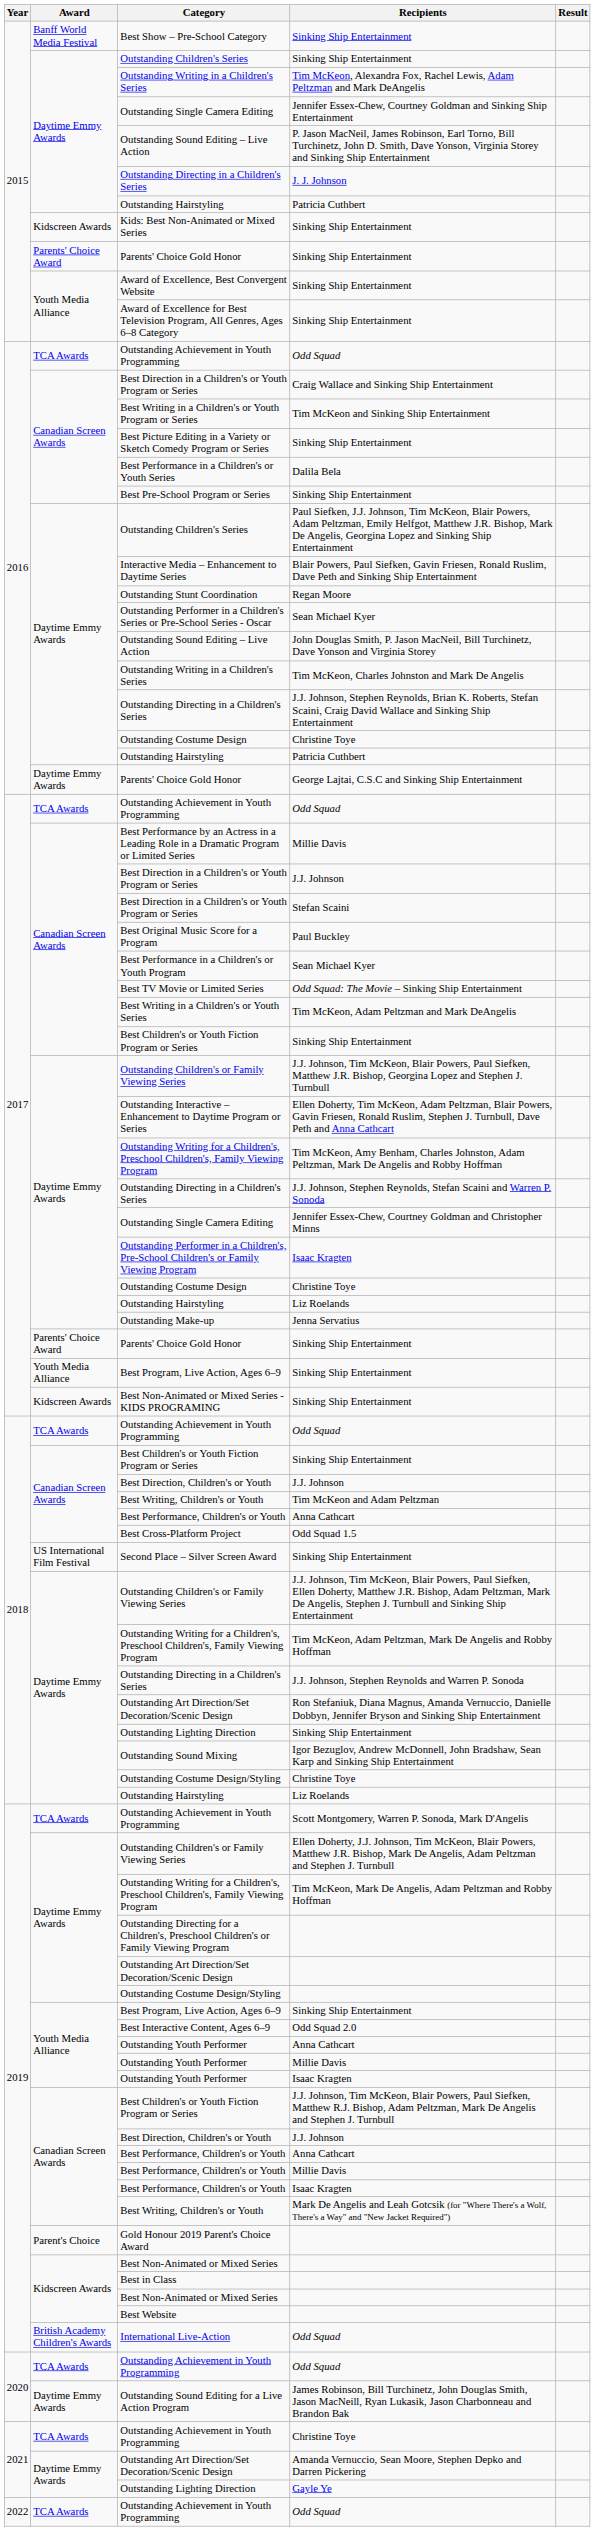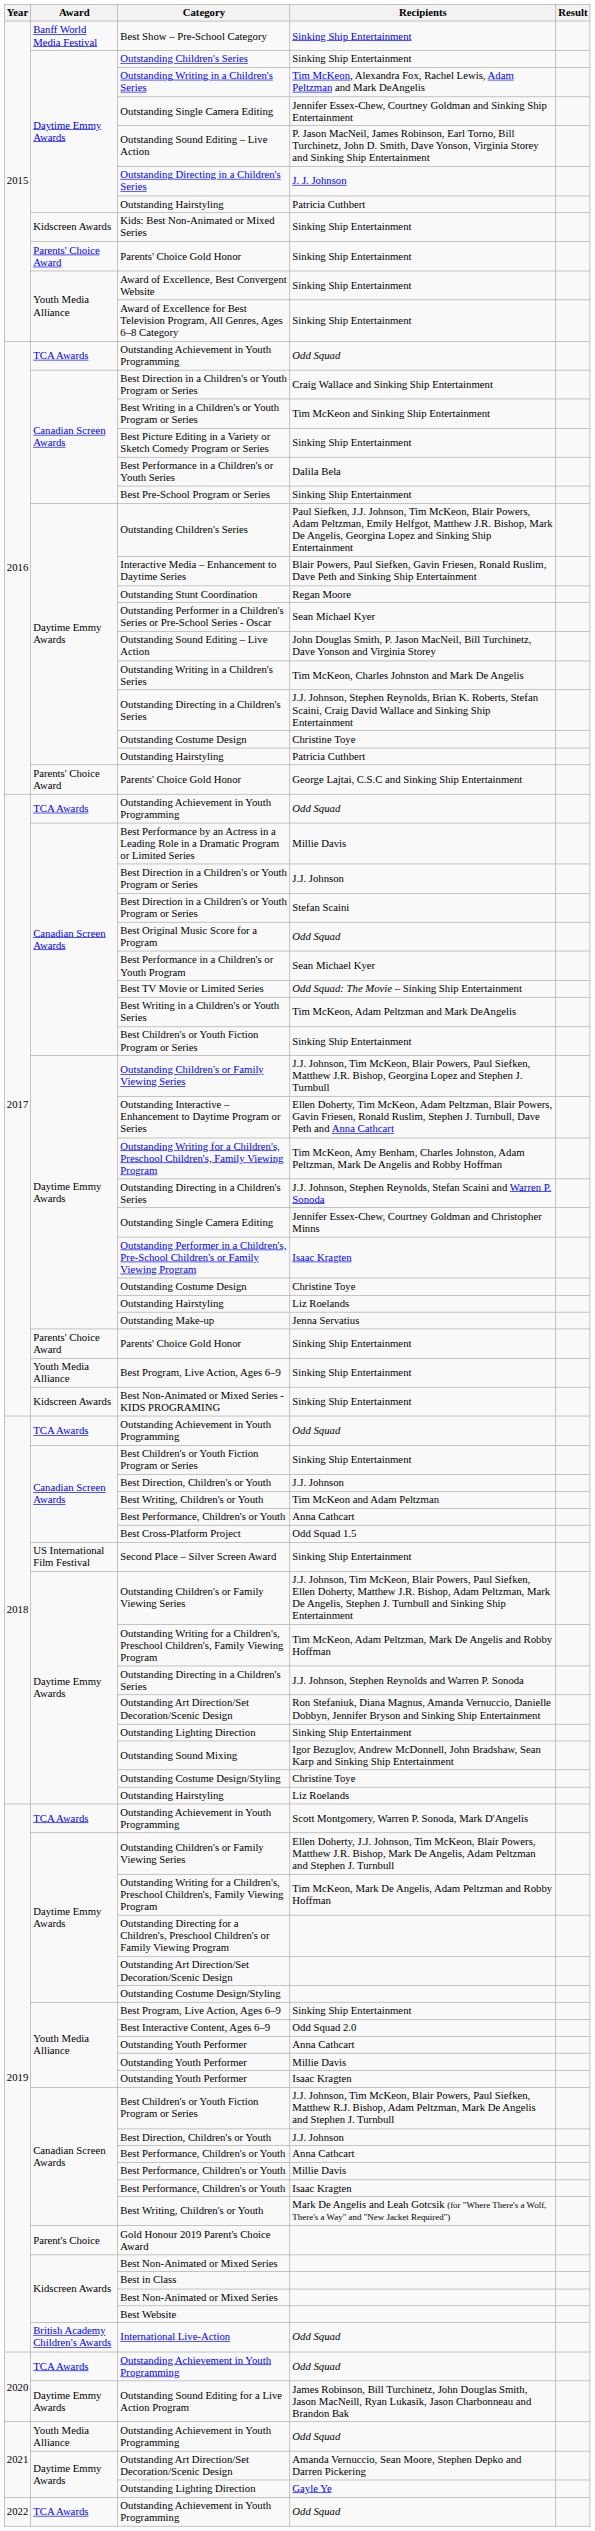(67, 779) Daytime Emmy Awards -> (66, 779) Parents' Choice Award
(321, 936) Paul Buckley -> (316, 936) Odd Squad
(61, 2436) TCA Awards -> (61, 2436) Youth Media Alliance
(324, 2436) Christine Toye -> (316, 2436) Odd Squad
